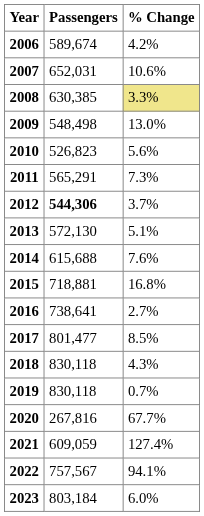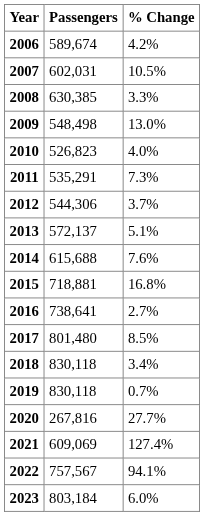(73, 71) 652,031 -> (73, 71) 602,031
(147, 71) 10.6% -> (147, 71) 10.5%
(143, 97) khaki background -> (143, 97) no background
(143, 151) 5.6% -> (143, 151) 4.0%
(73, 177) 565,291 -> (73, 177) 535,291
(73, 204) bold -> (73, 204) normal
(73, 231) 572,130 -> (73, 231) 572,137
(73, 338) 801,477 -> (73, 338) 801,480
(143, 364) 4.3% -> (143, 364) 3.4%
(147, 418) 67.7% -> (147, 418) 27.7%
(73, 444) 609,059 -> (73, 444) 609,069
